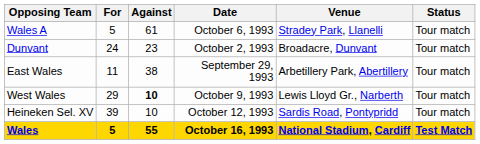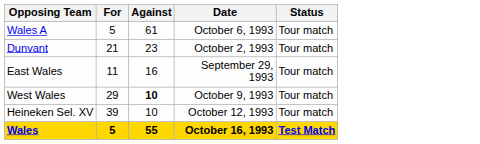- column: (344, 13)
(112, 48) 24 -> (112, 48) 21
(151, 71) 38 -> (151, 71) 16
